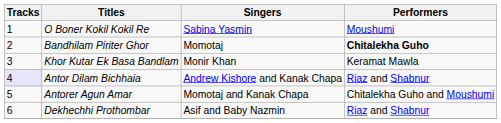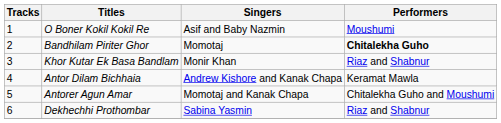(218, 29) Sabina Yasmin -> (234, 29) Asif and Baby Nazmin
(383, 62) Keramat Mawla -> (388, 62) Riaz and Shabnur
(10, 78) lavender background -> (10, 78) no background
(388, 78) Riaz and Shabnur -> (383, 78) Keramat Mawla
(234, 111) Asif and Baby Nazmin -> (218, 111) Sabina Yasmin
